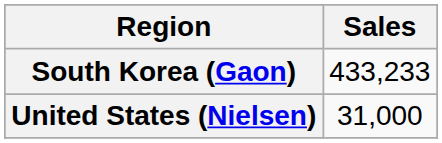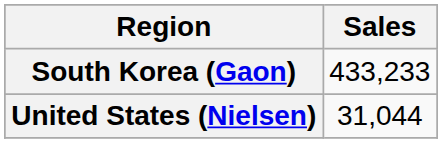(380, 115) 31,000 -> (380, 115) 31,044
